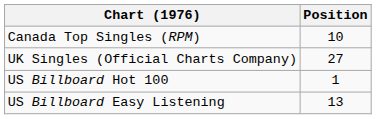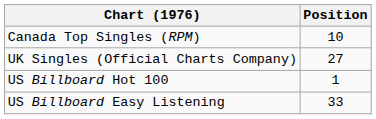(336, 103) 13 -> (336, 103) 33
